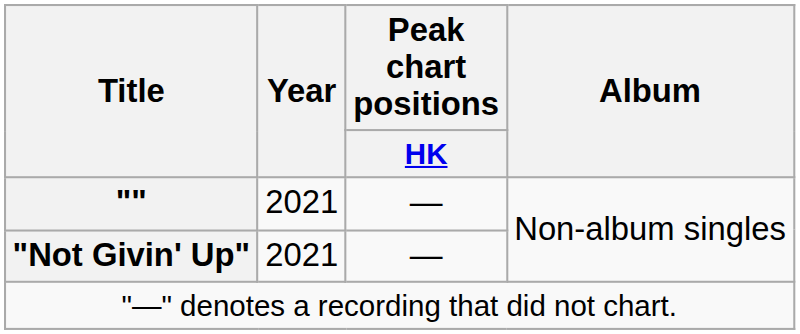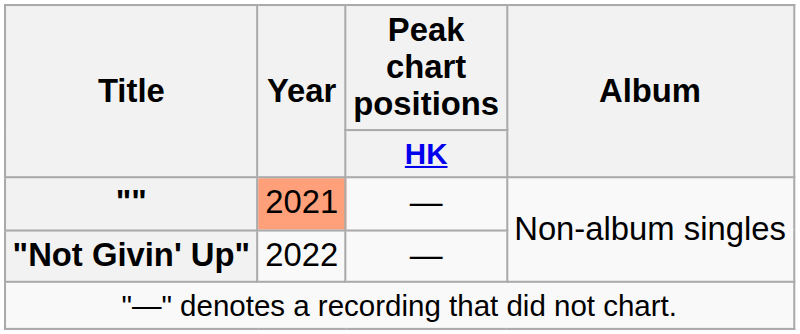(302, 202) no background -> (302, 202) lightsalmon background
(302, 254) 2021 -> (302, 254) 2022
